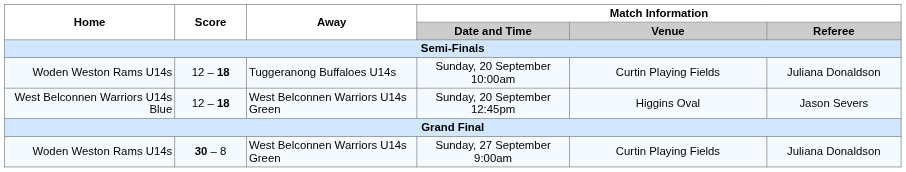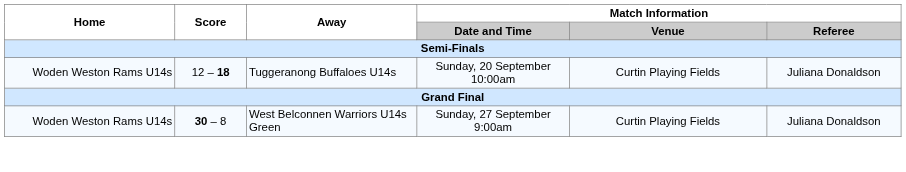- row: (493, 103)
